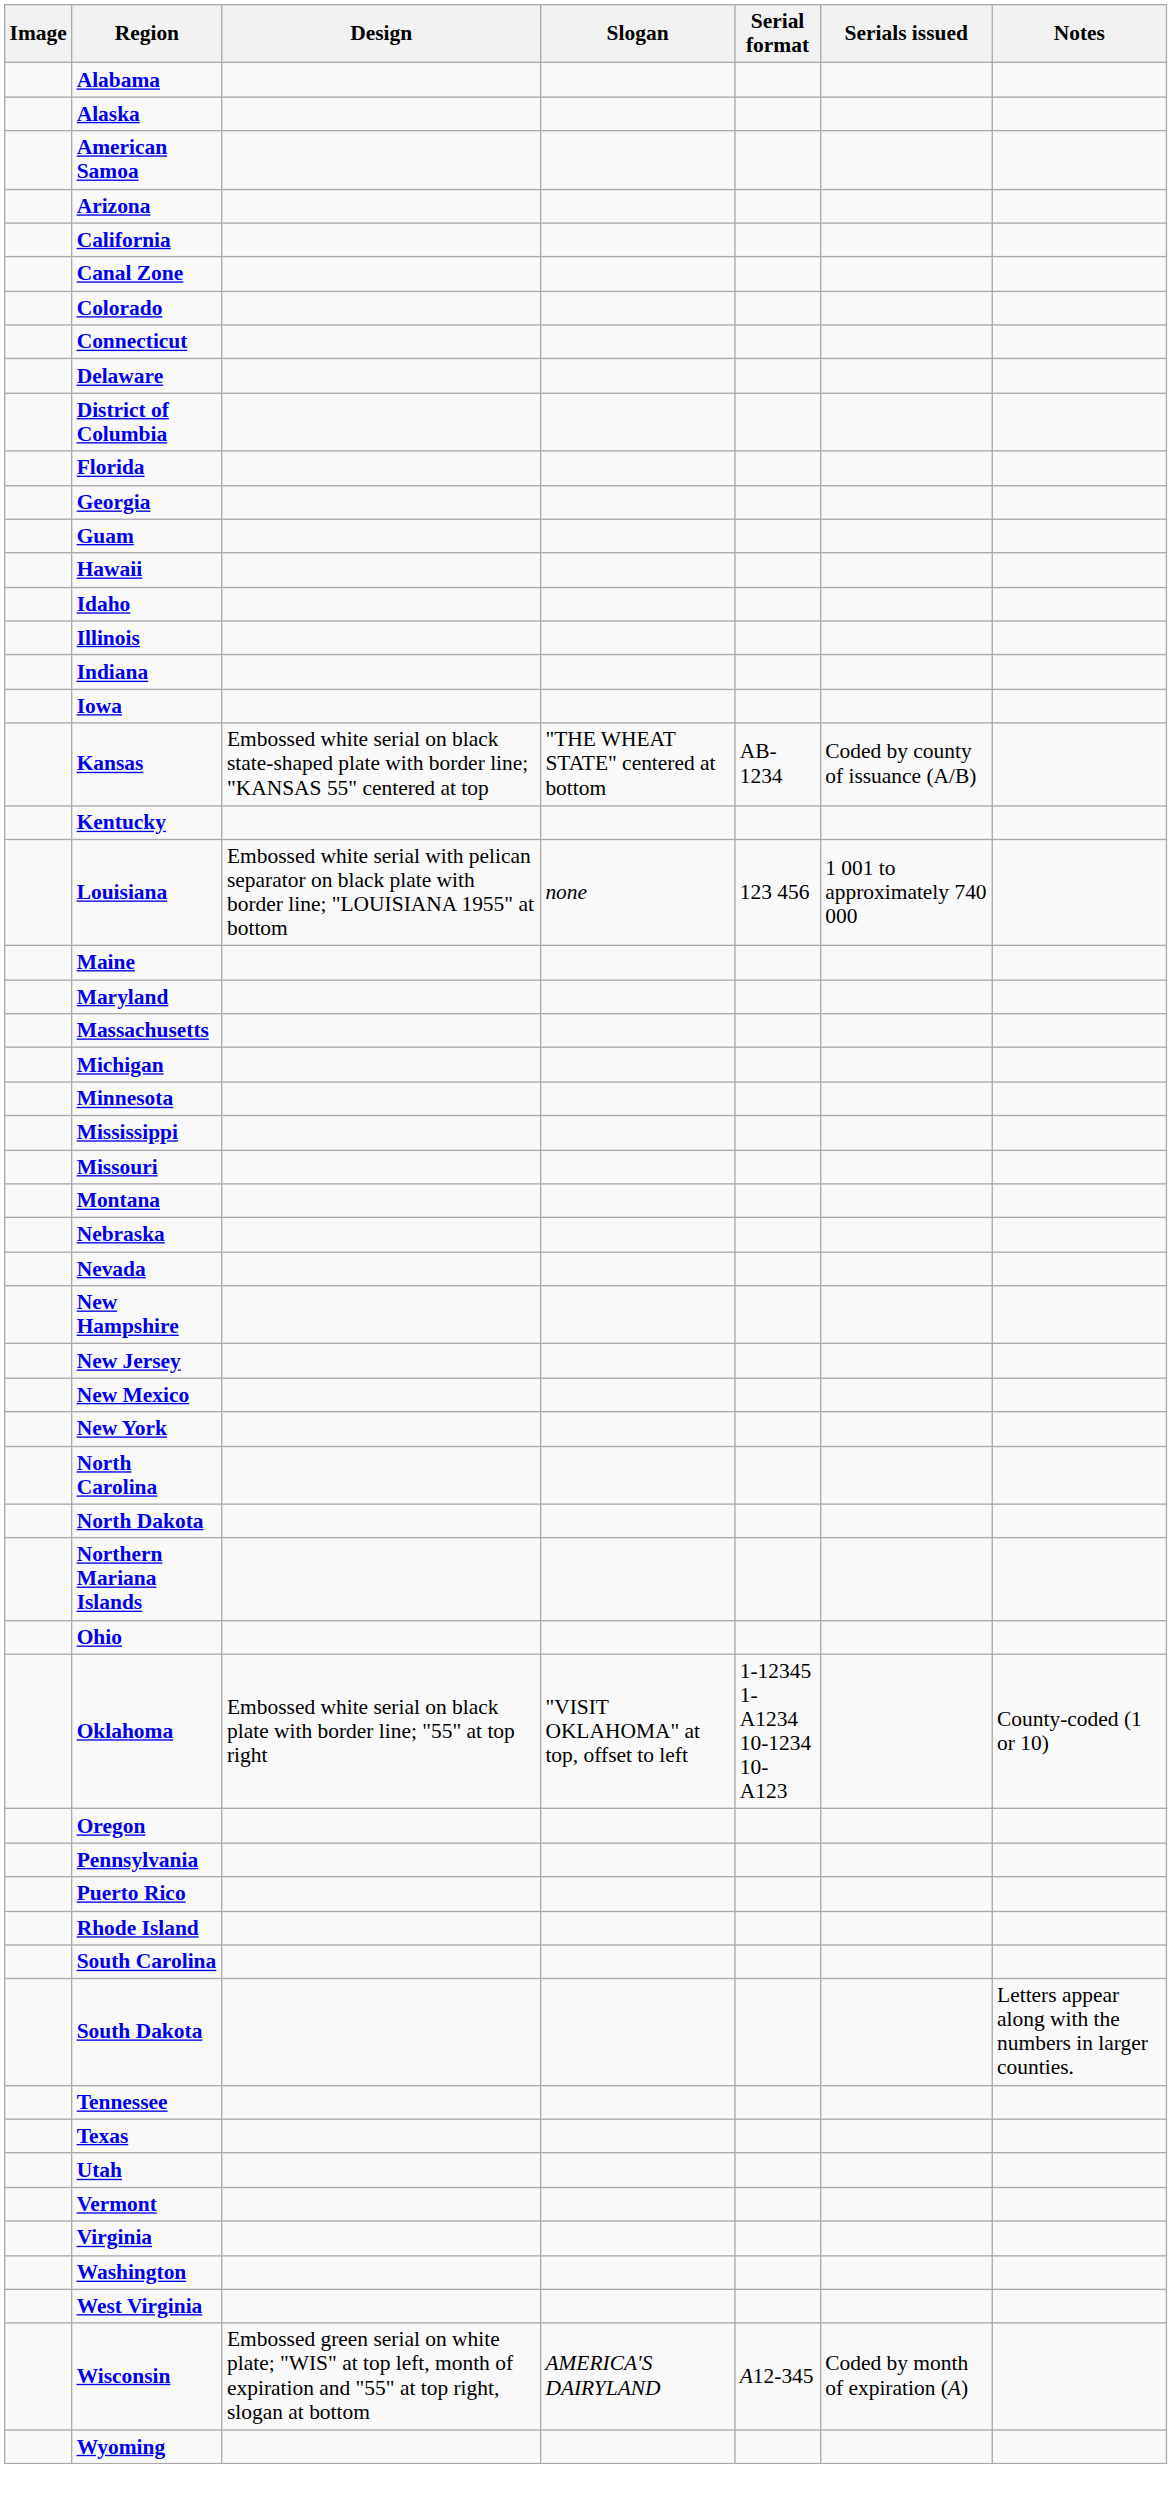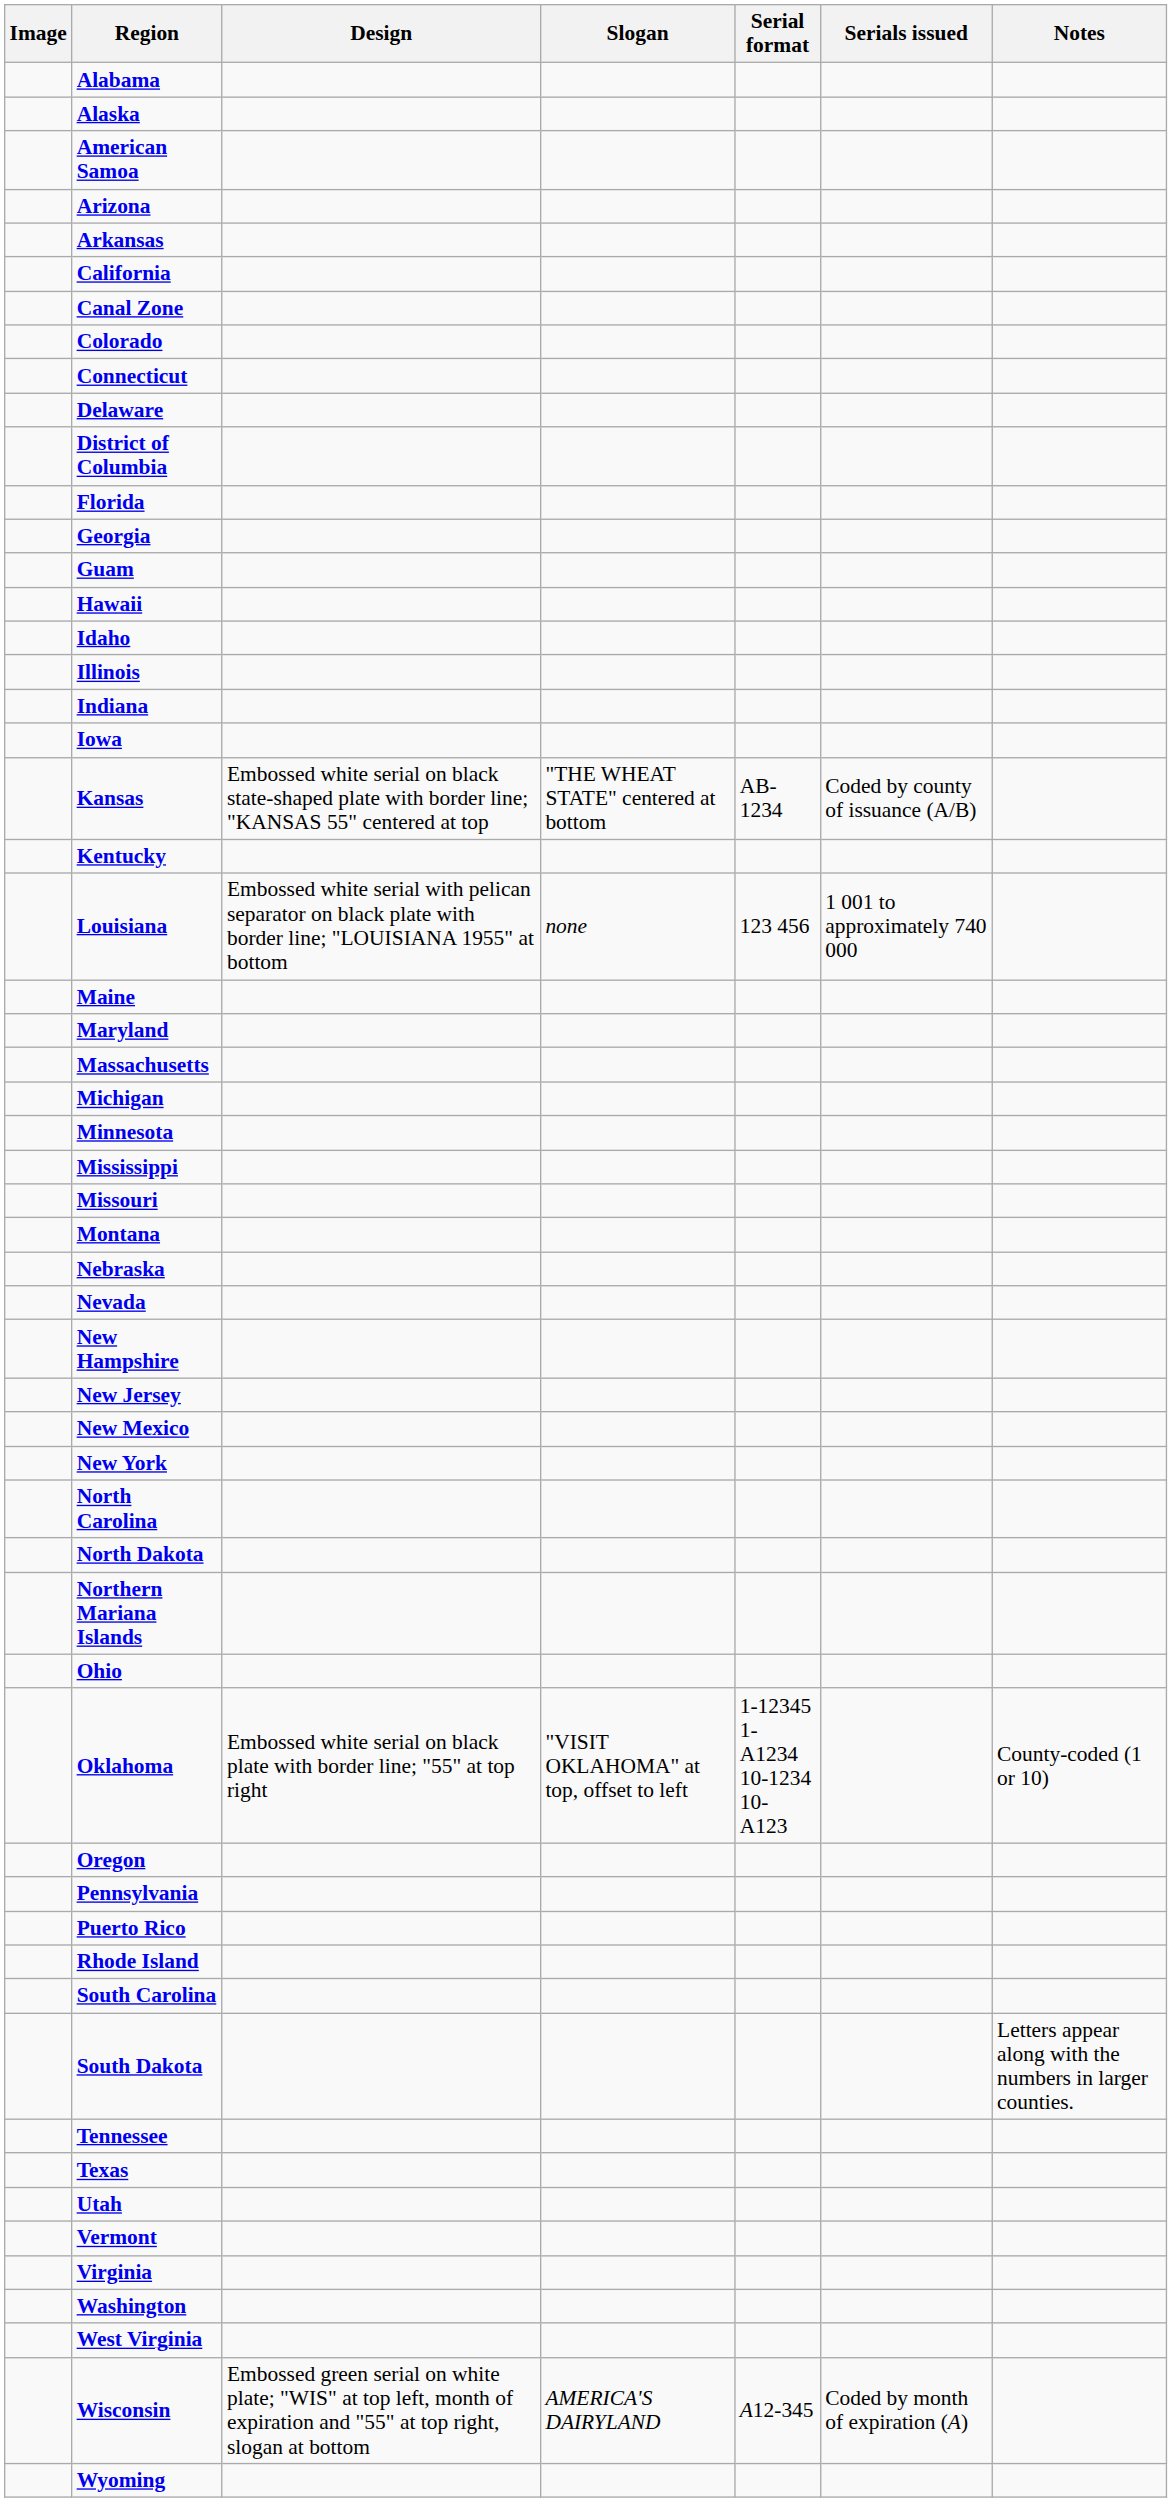+ row: (120, 239)
